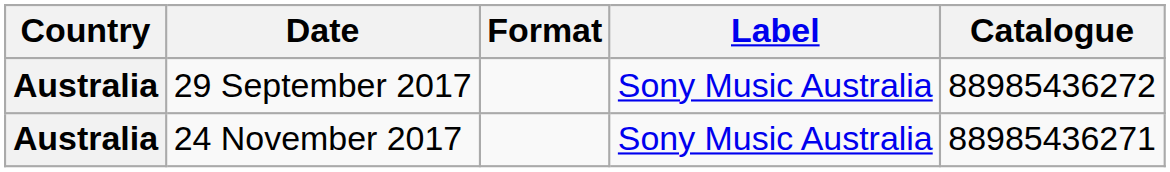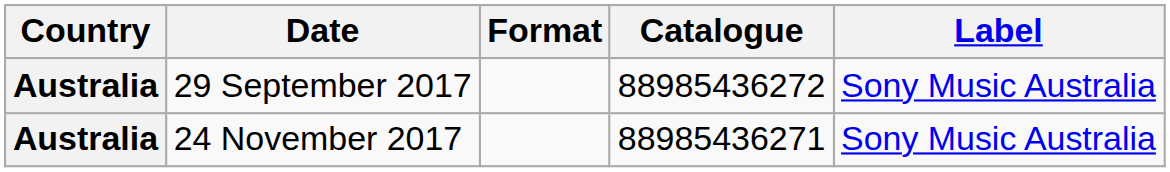columns swapped: (775, 31) <-> (1052, 31)
